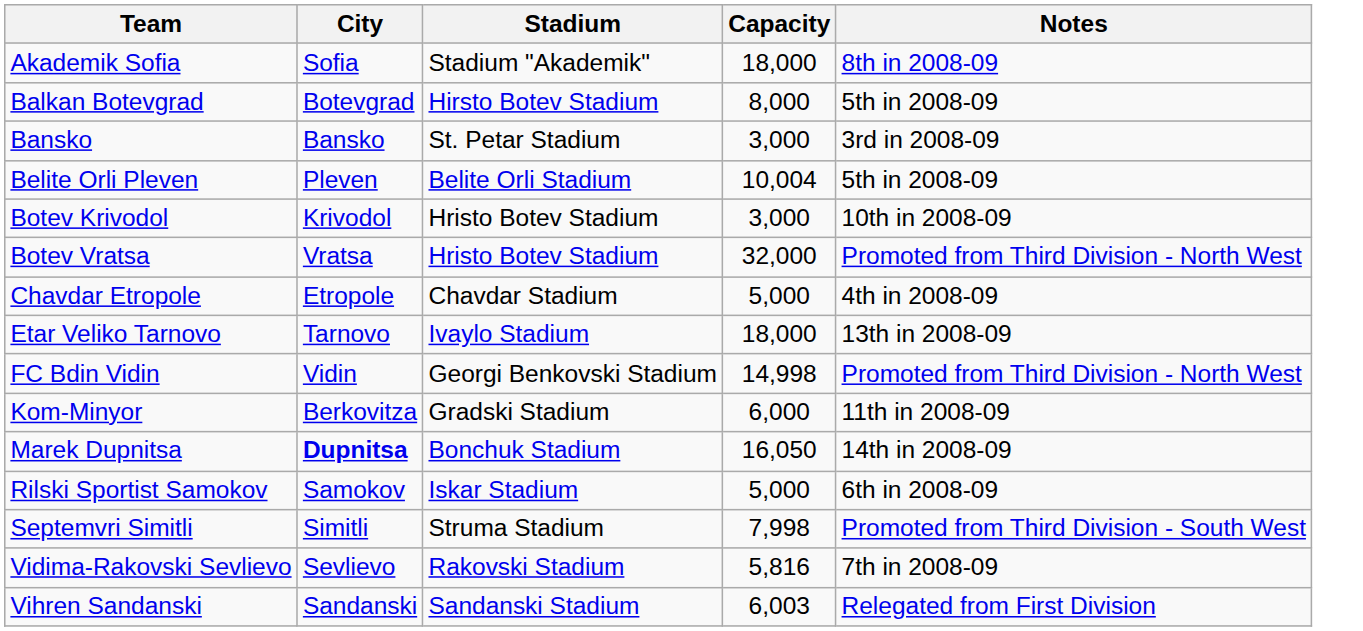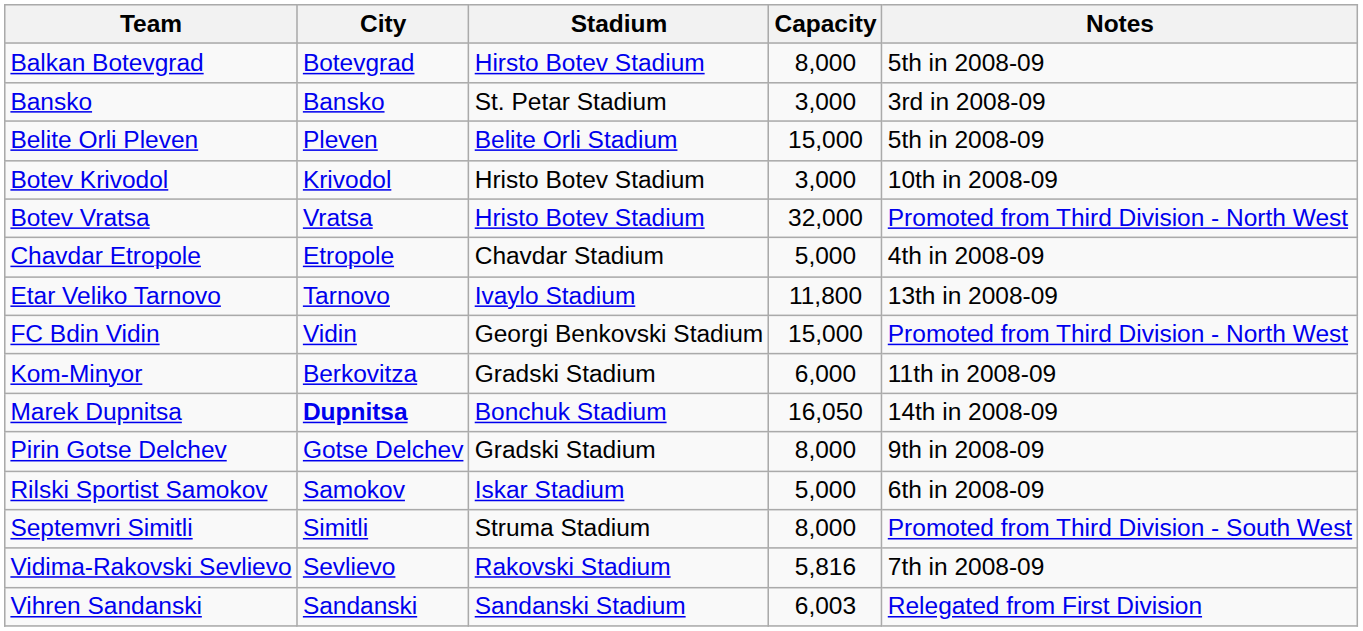- row: (95, 62)
(779, 179) 10,004 -> (825, 140) 15,000
(779, 334) 18,000 -> (825, 295) 11,800
(779, 373) 14,998 -> (825, 334) 15,000
+ row: (119, 450)
(779, 528) 7,998 -> (825, 528) 8,000
